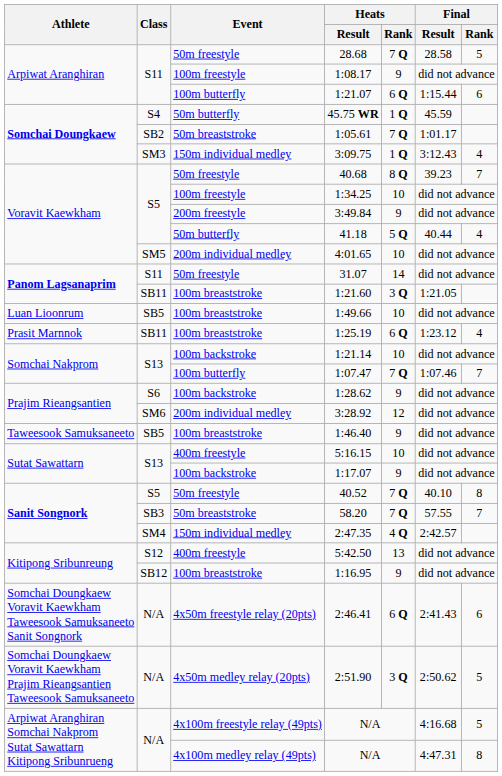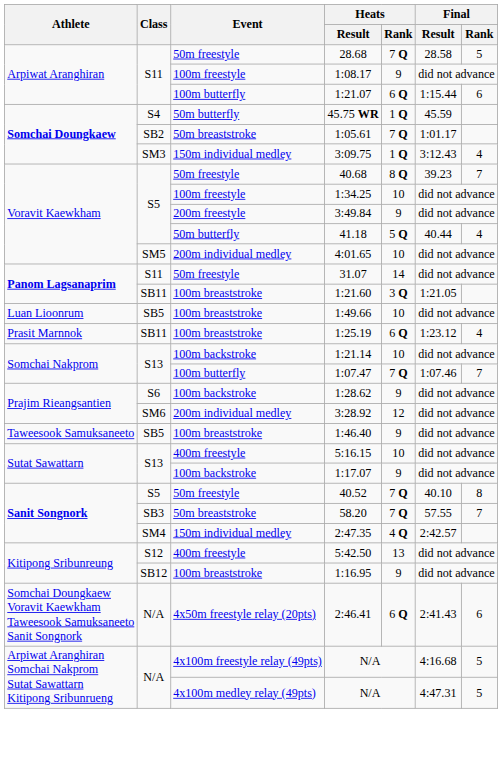- row: (242, 677)
(479, 756) 8 -> (479, 693) 5
